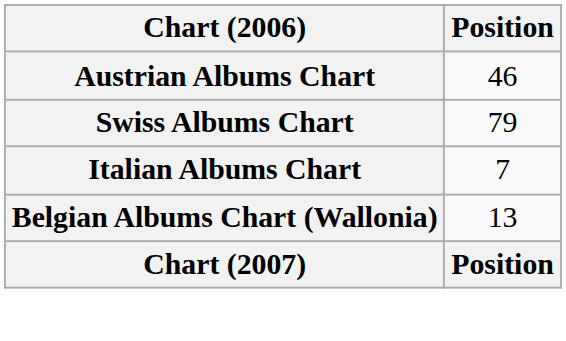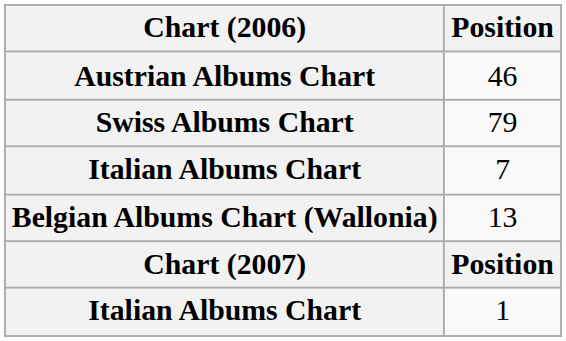+ row: (503, 311)
